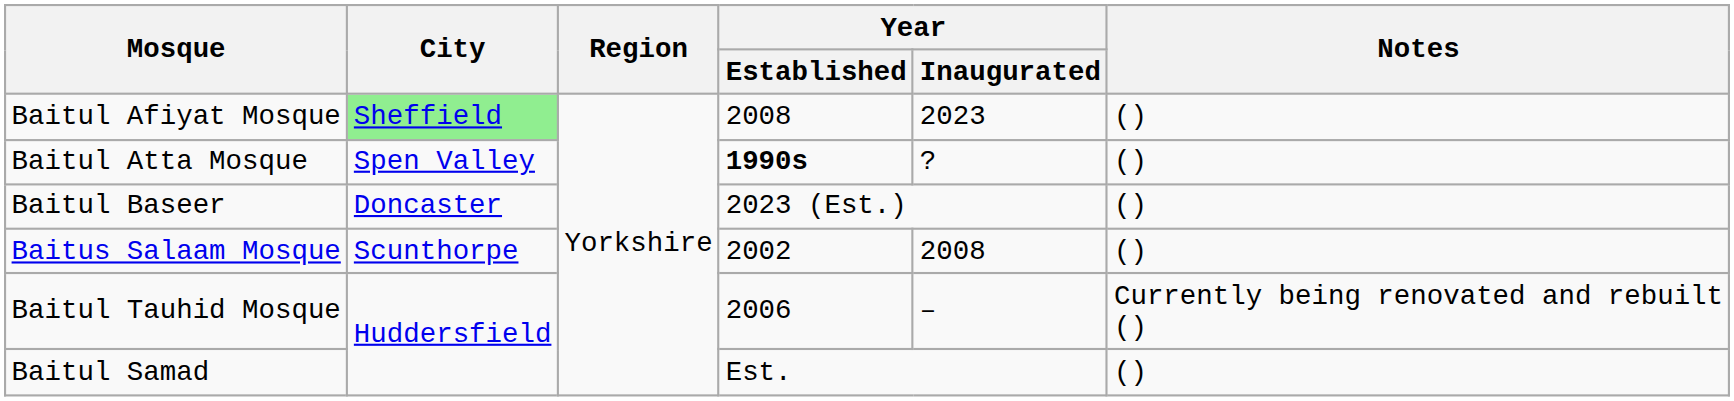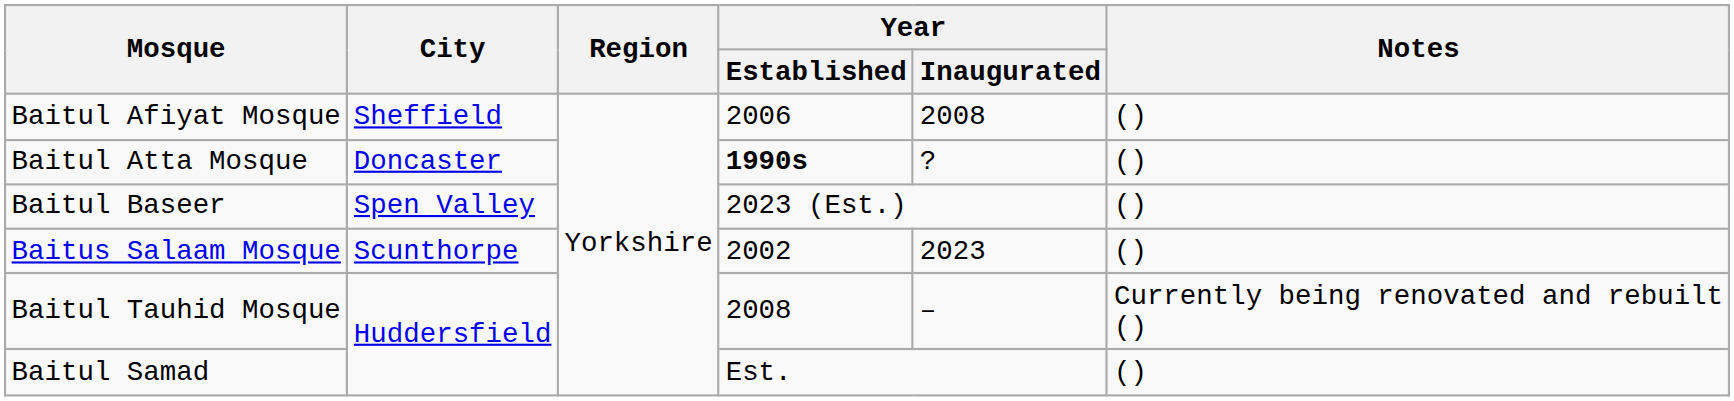(428, 117) lightgreen background -> (428, 117) no background
(759, 117) 2008 -> (759, 117) 2006
(953, 117) 2023 -> (953, 117) 2008
(444, 162) Spen Valley -> (428, 162) Doncaster
(428, 206) Doncaster -> (444, 206) Spen Valley
(953, 251) 2008 -> (953, 251) 2023
(759, 311) 2006 -> (759, 311) 2008
